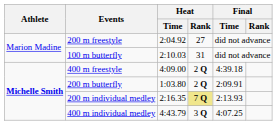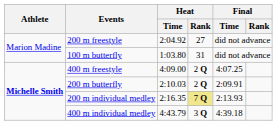(173, 55) 2:10.03 -> (173, 55) 1:03.80
(229, 70) 4:39.18 -> (229, 70) 4:07.25
(173, 84) 1:03.80 -> (173, 84) 2:10.03
(229, 113) 4:07.25 -> (229, 113) 4:39.18
